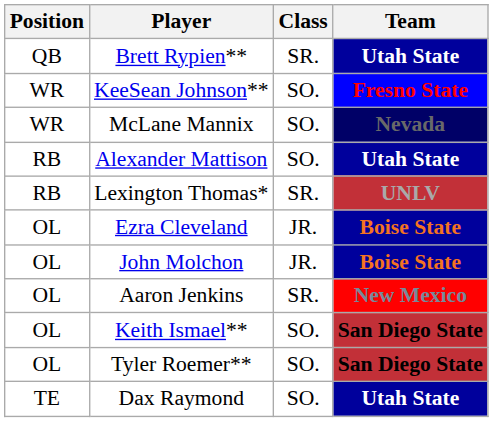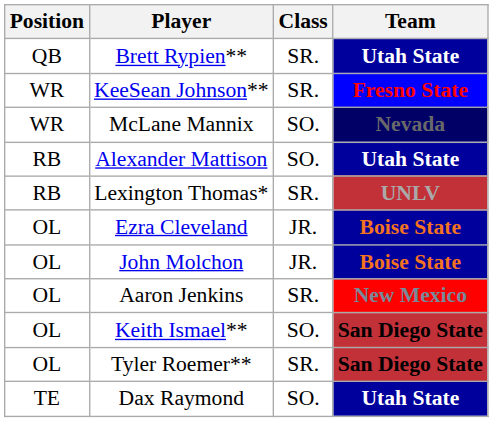(303, 90) SO. -> (303, 90) SR.
(303, 364) SO. -> (303, 364) SR.
